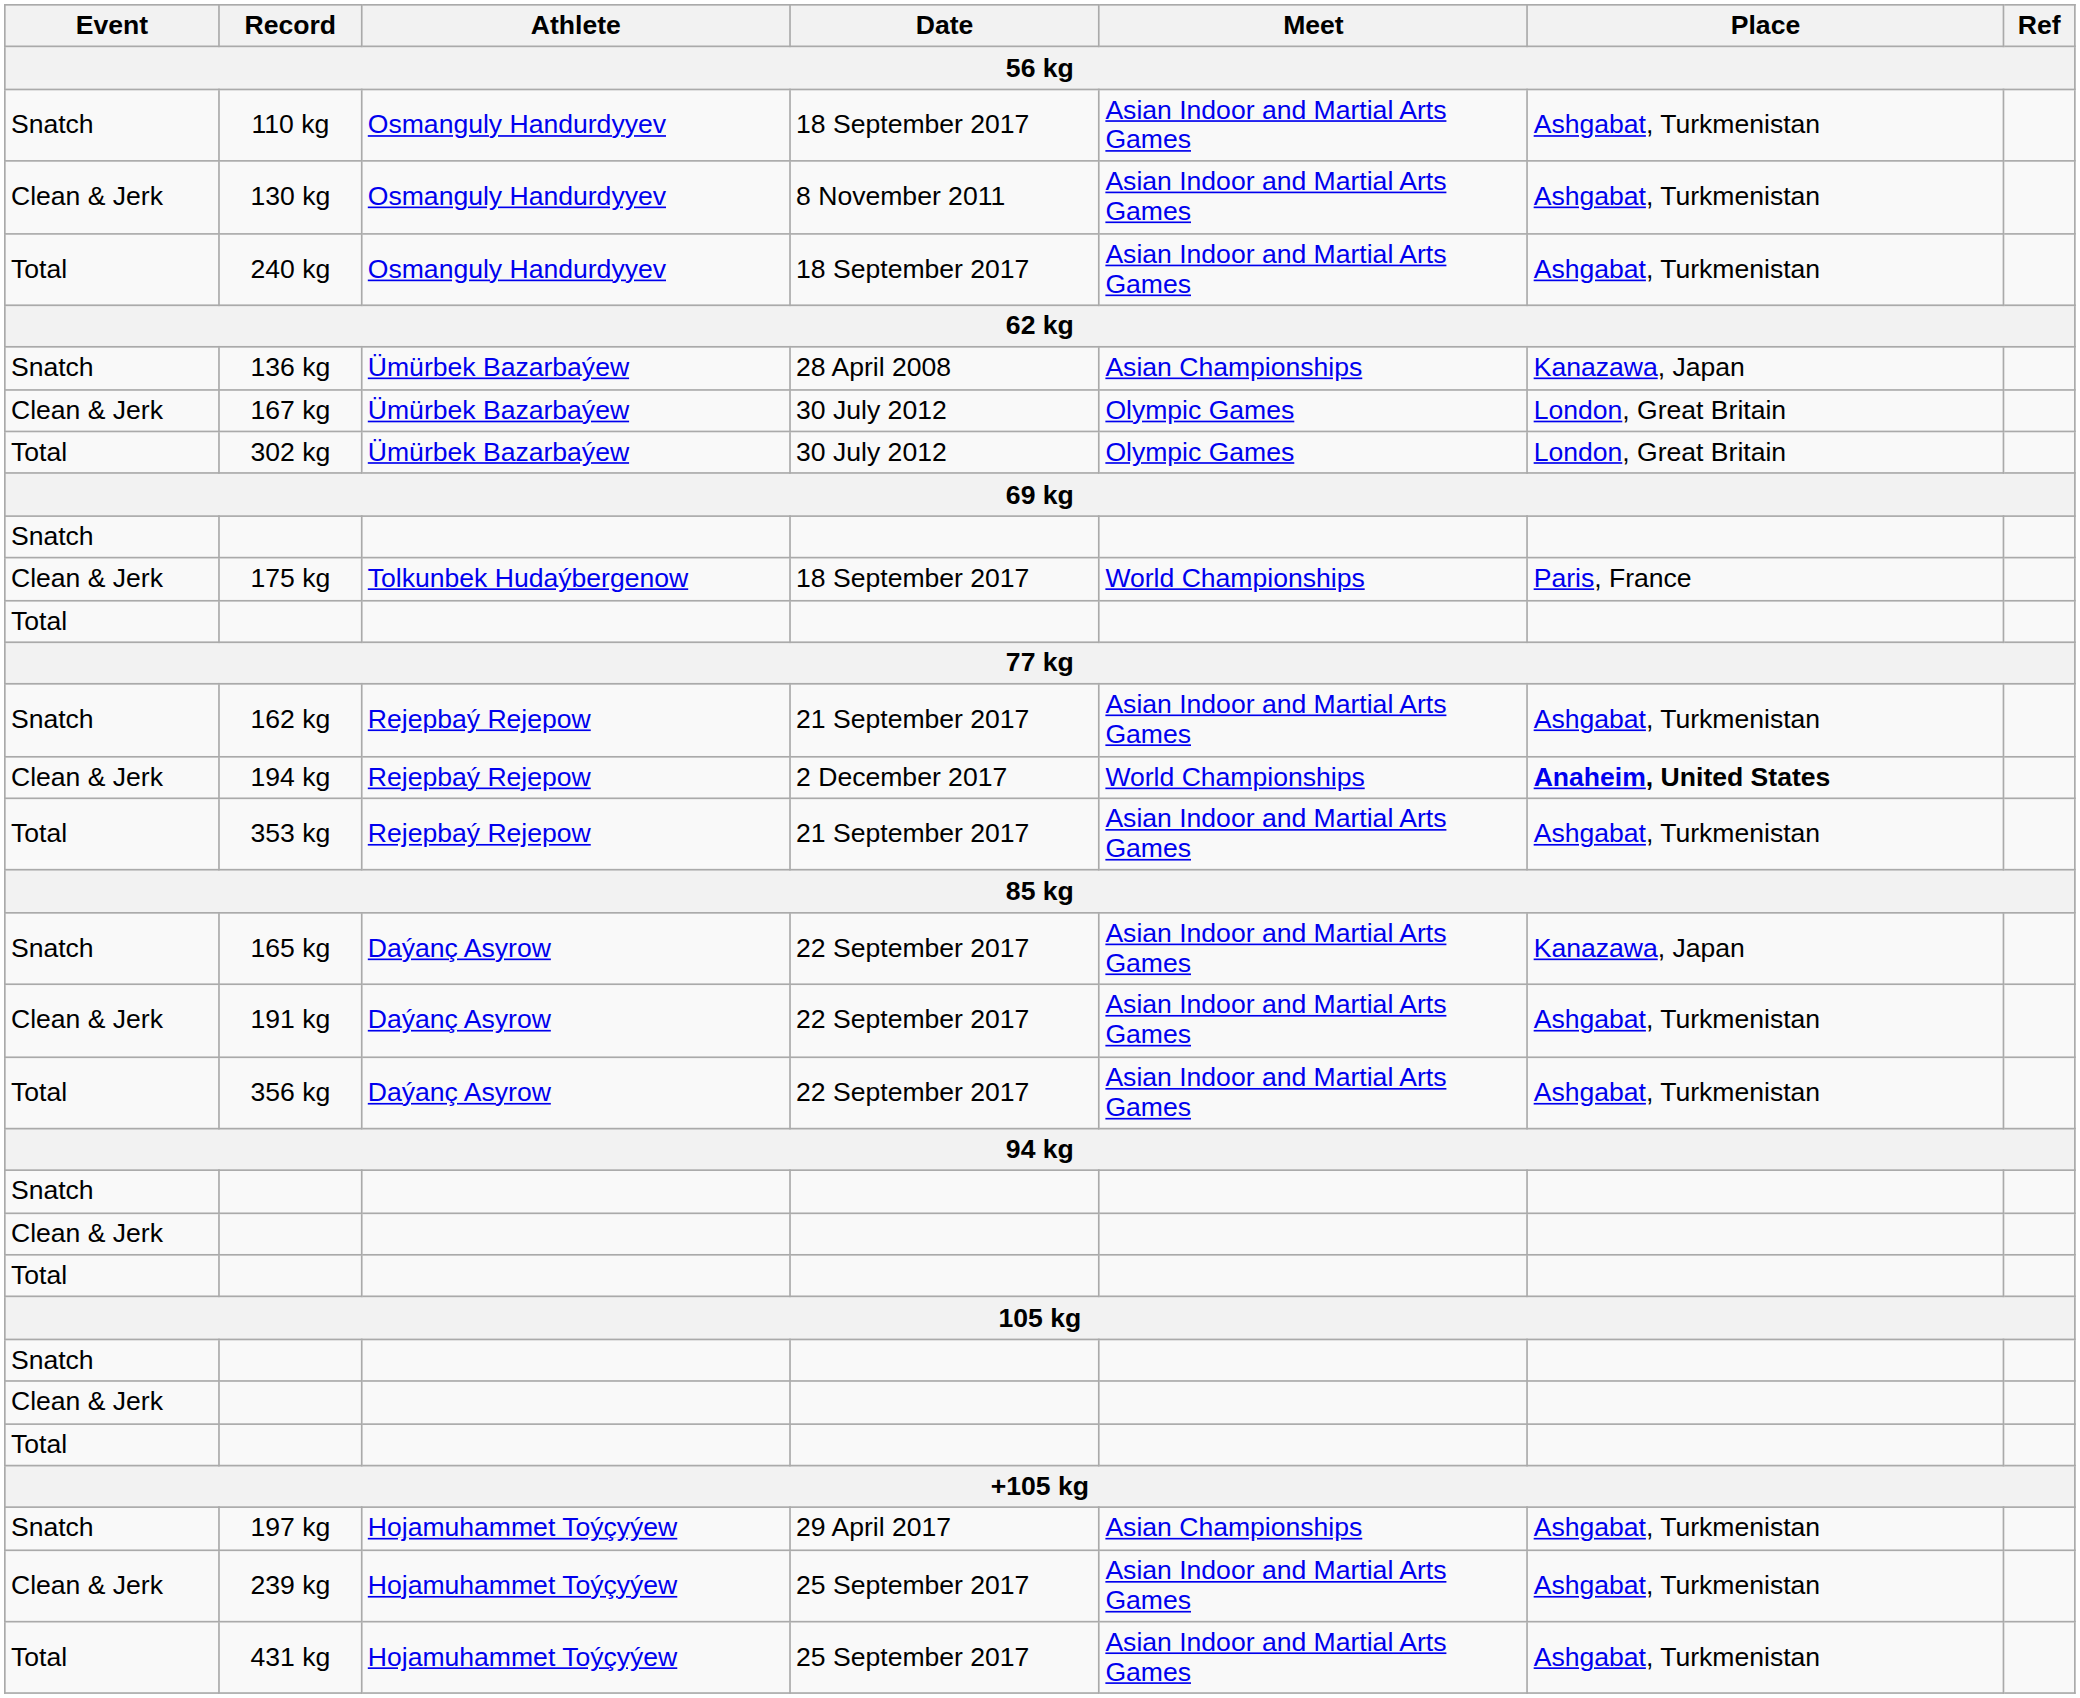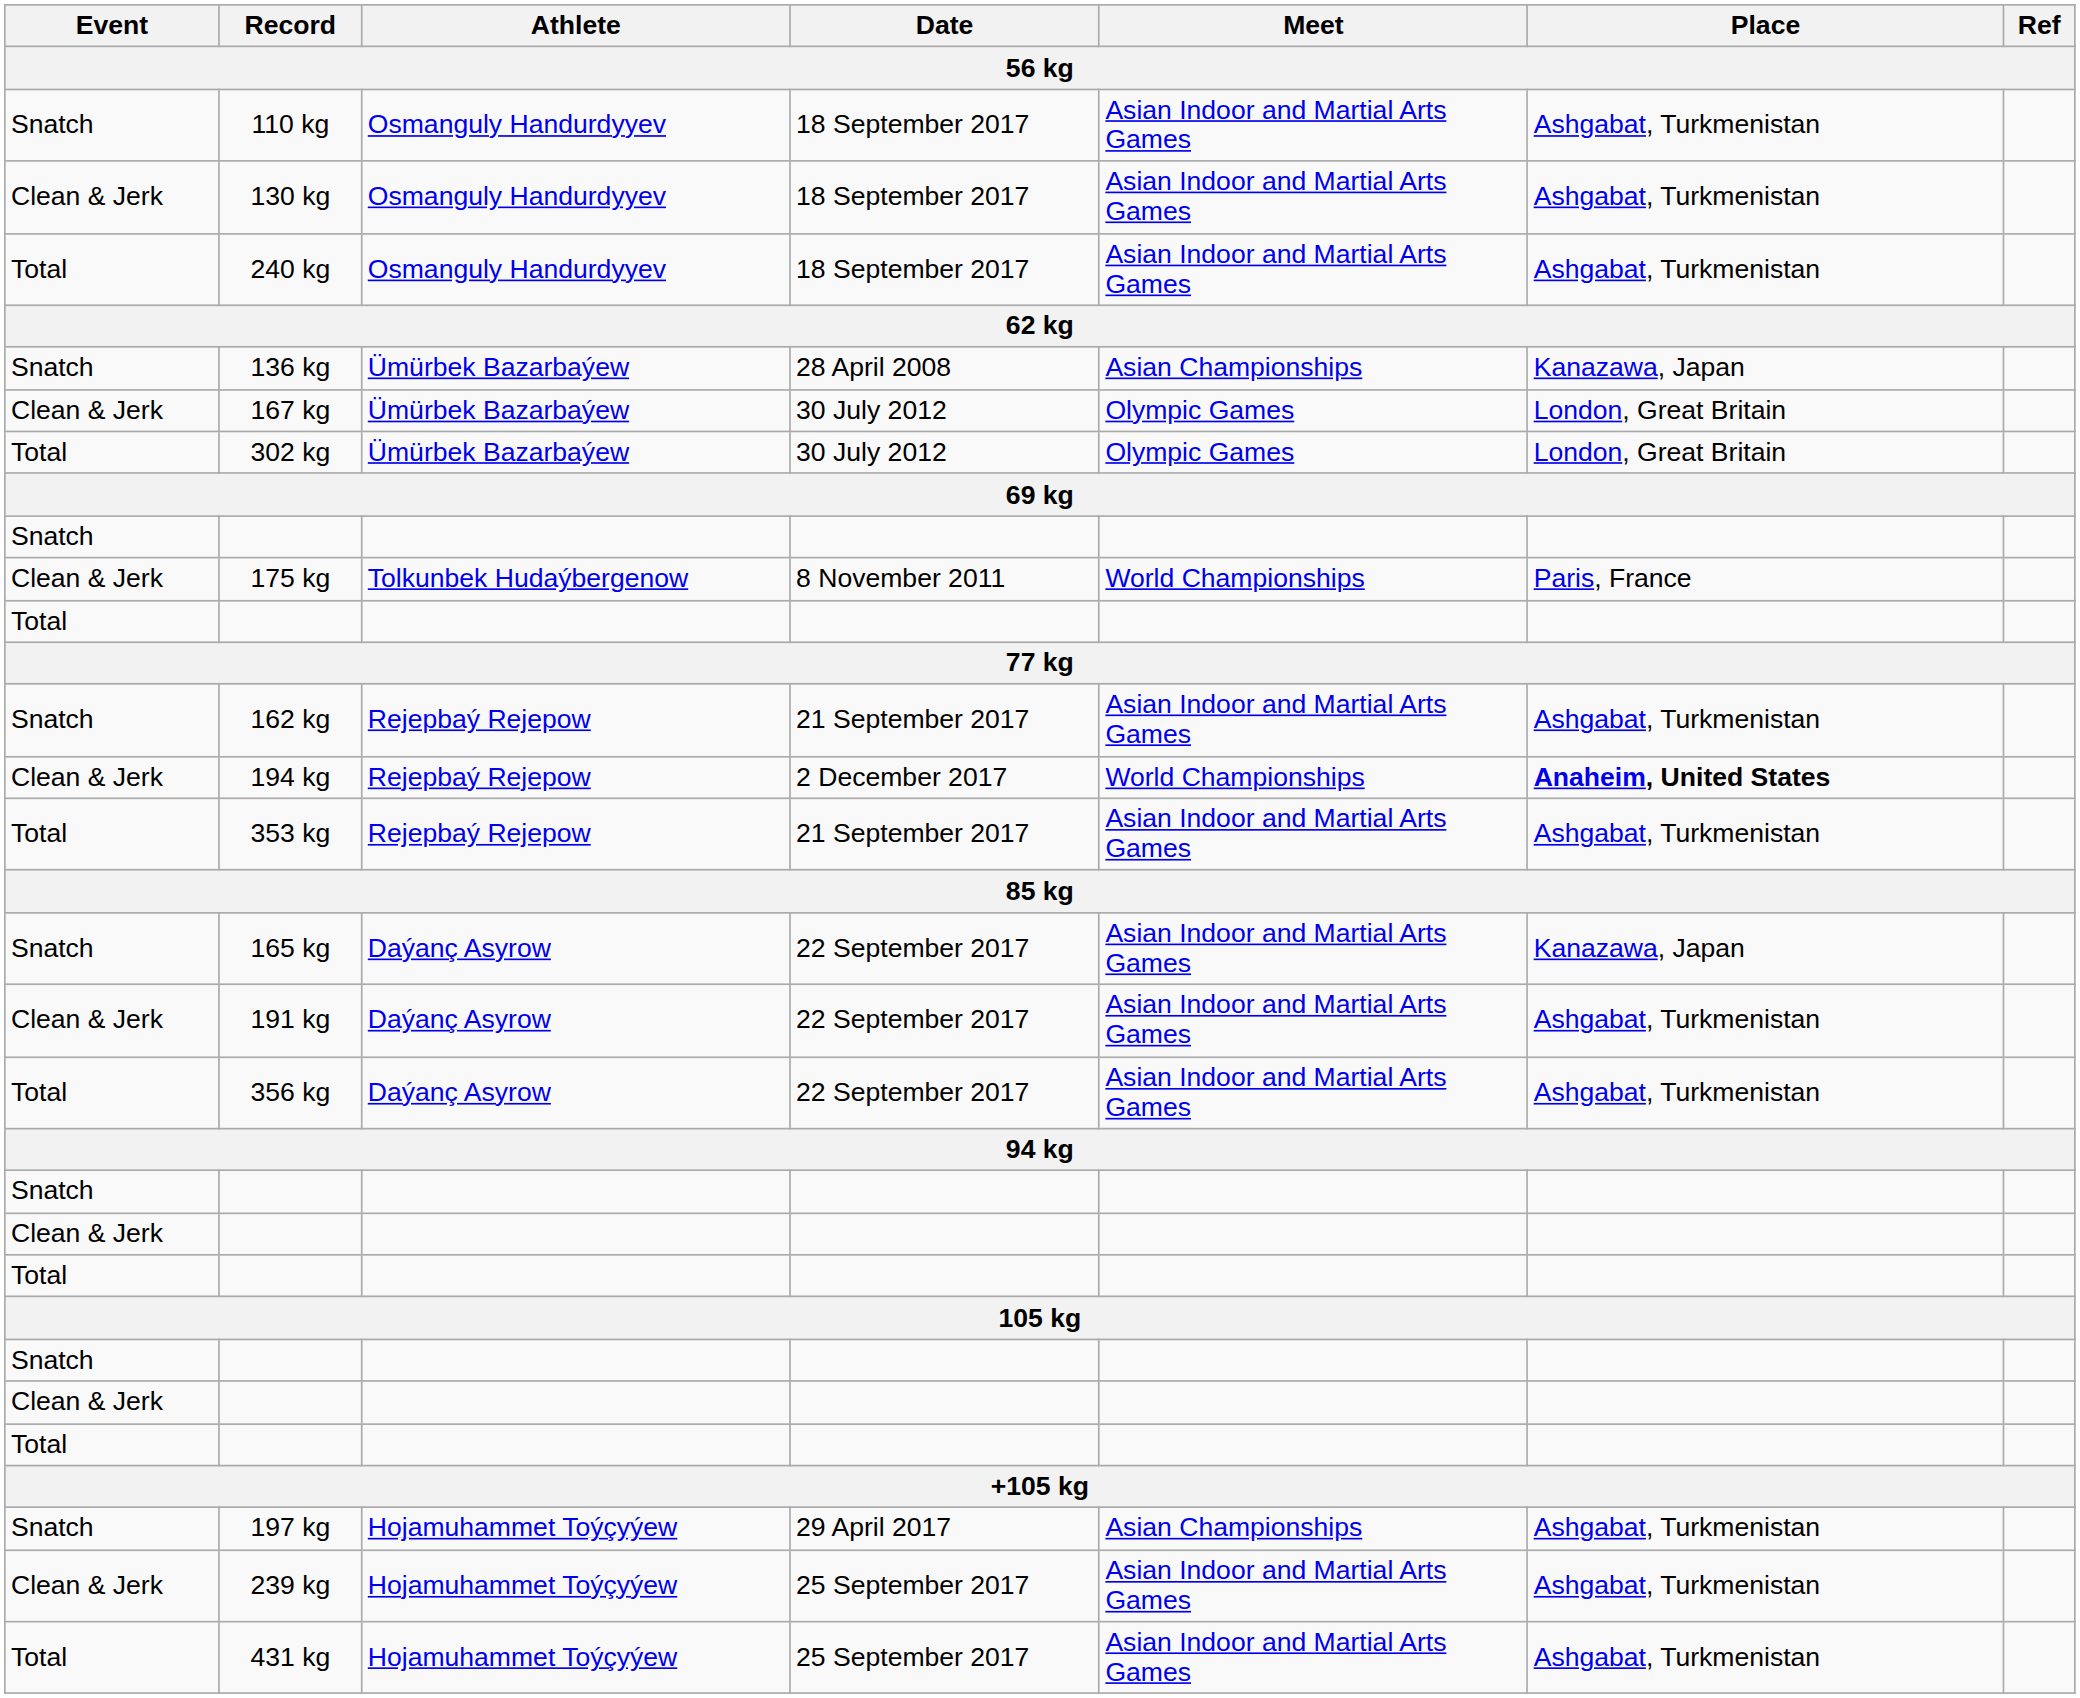(901, 196) 8 November 2011 -> (913, 196) 18 September 2017
(913, 578) 18 September 2017 -> (901, 578) 8 November 2011
